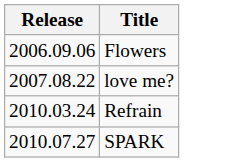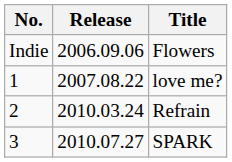+ column: (29, 19)
